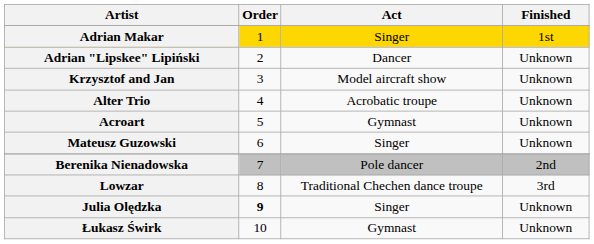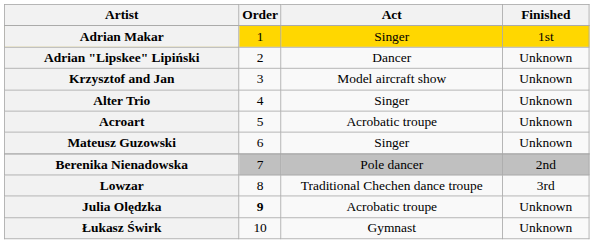(392, 100) Acrobatic troupe -> (392, 100) Singer
(392, 121) Gymnast -> (392, 121) Acrobatic troupe
(392, 206) Singer -> (392, 206) Acrobatic troupe
